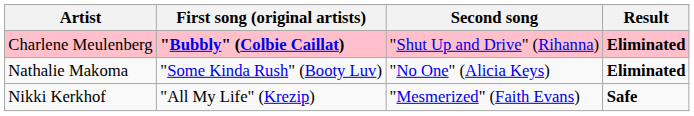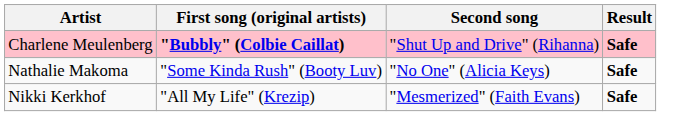(646, 44) Eliminated -> (622, 44) Safe
(646, 70) Eliminated -> (622, 70) Safe
